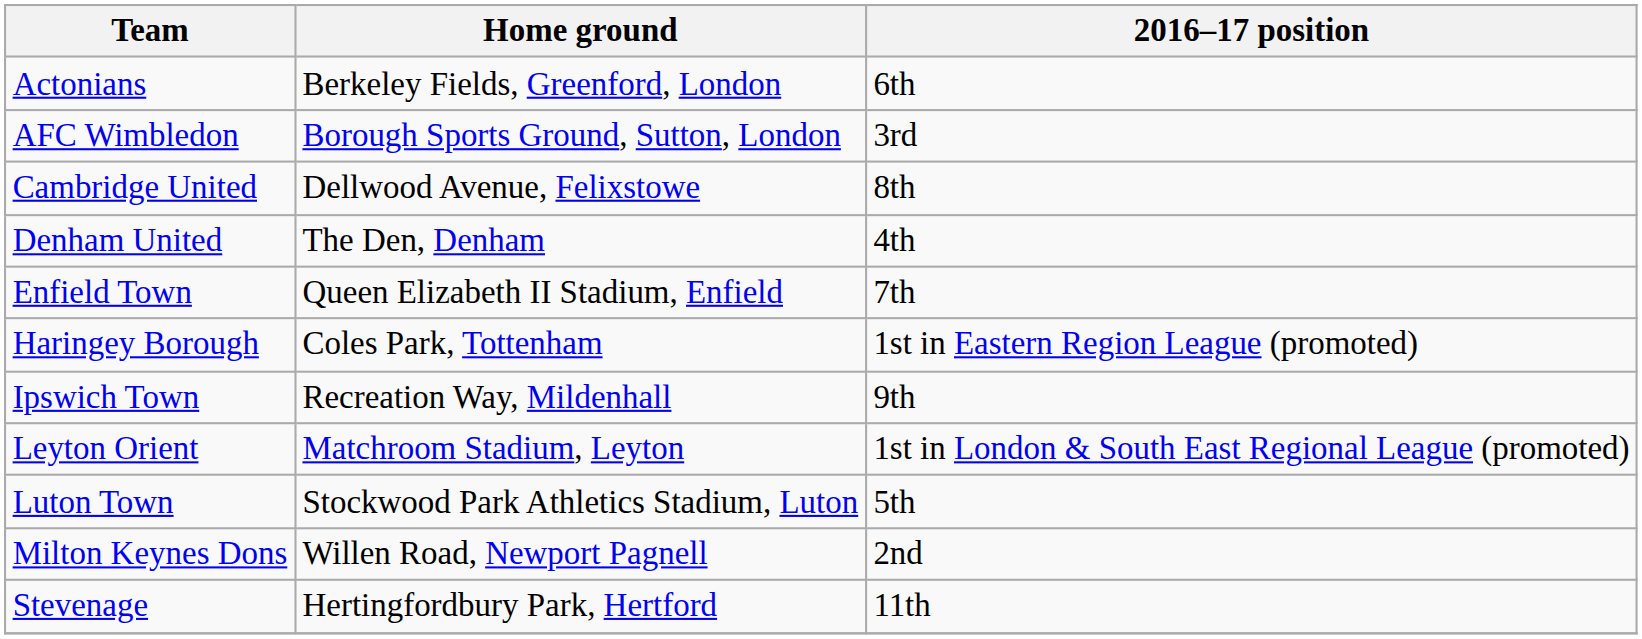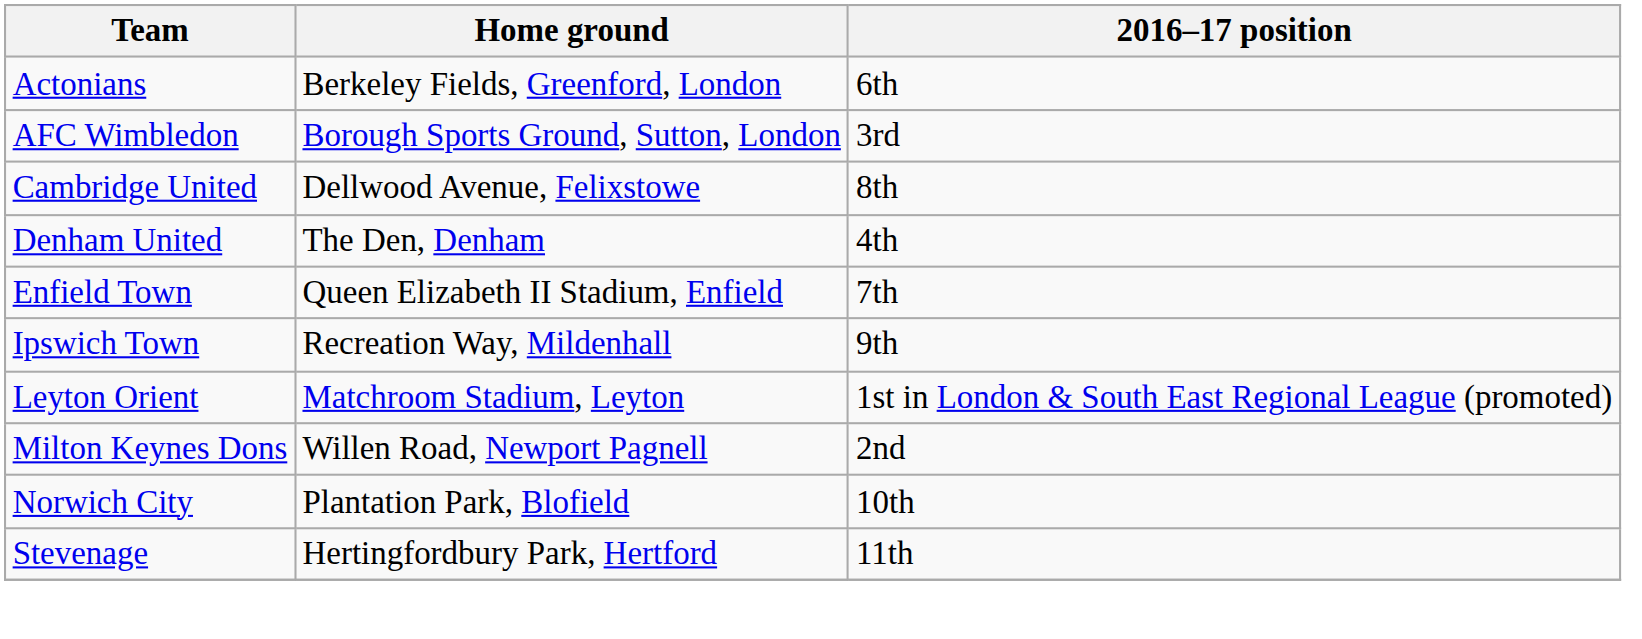- row: (136, 344)
- row: (93, 501)
+ row: (103, 501)
